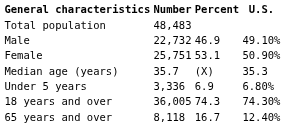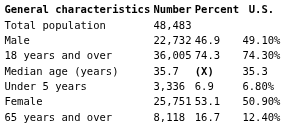rows swapped: (23, 56) <-> (58, 102)
(204, 71) normal -> (204, 71) bold
